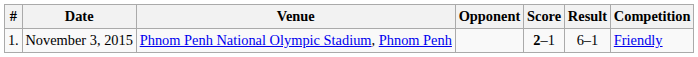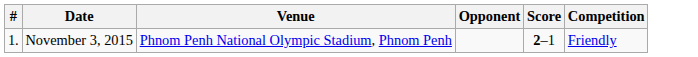- column: (587, 16)
